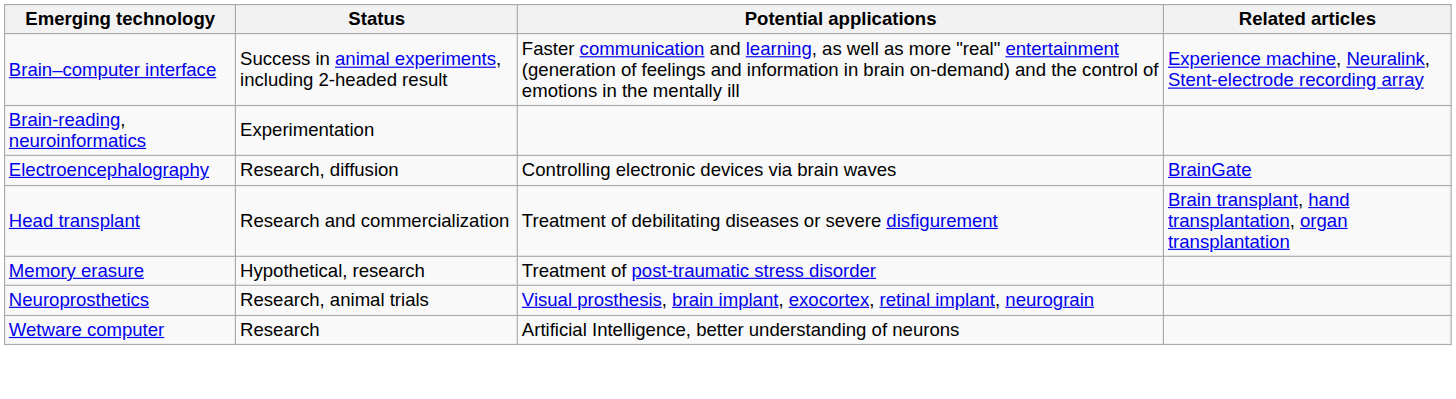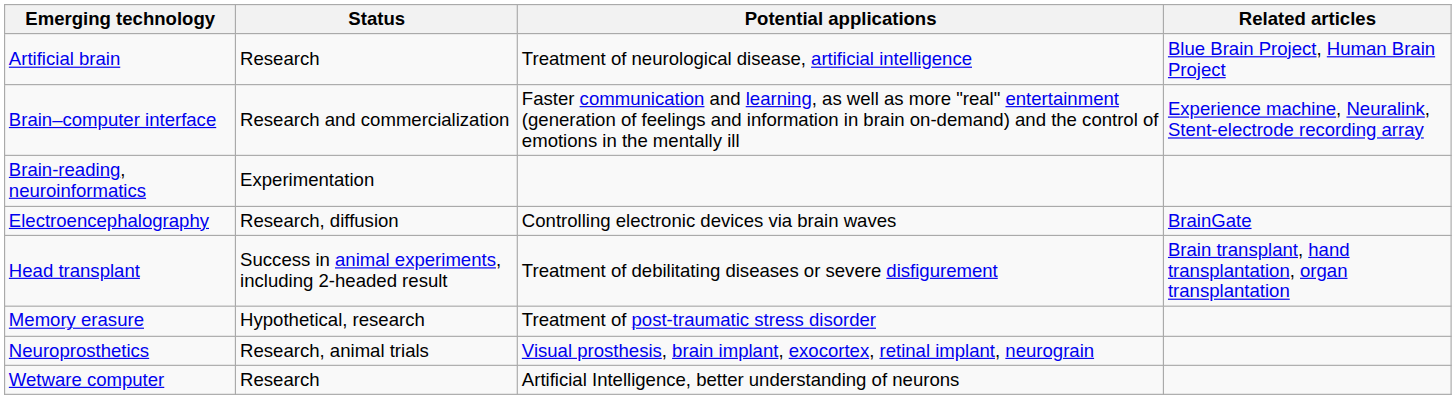+ row: (65, 59)
(371, 69) Success in animal experiments, including 2-headed result -> (375, 119) Research and commercialization
(375, 220) Research and commercialization -> (371, 270) Success in animal experiments, including 2-headed result
